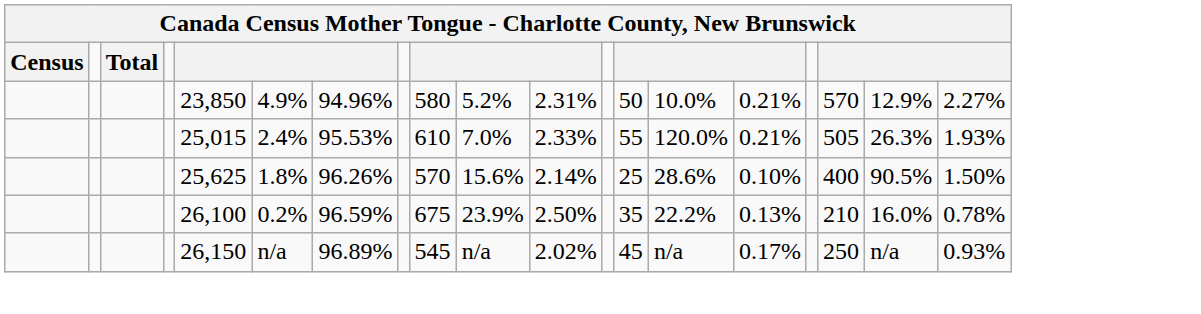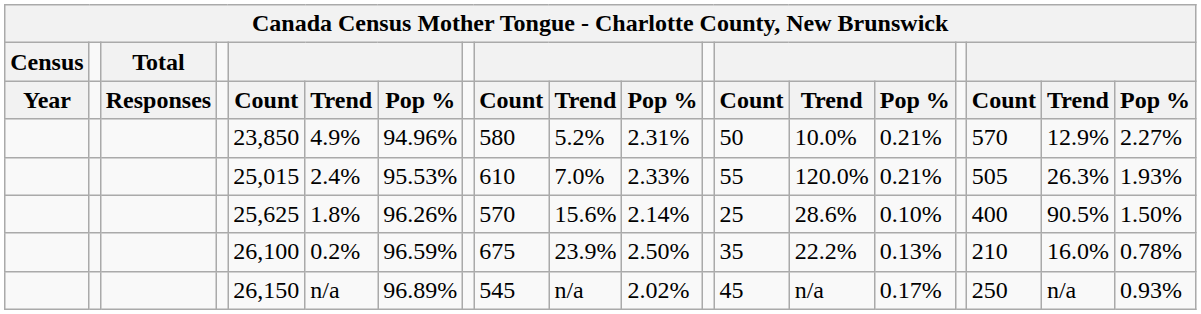+ row: (47, 99)
